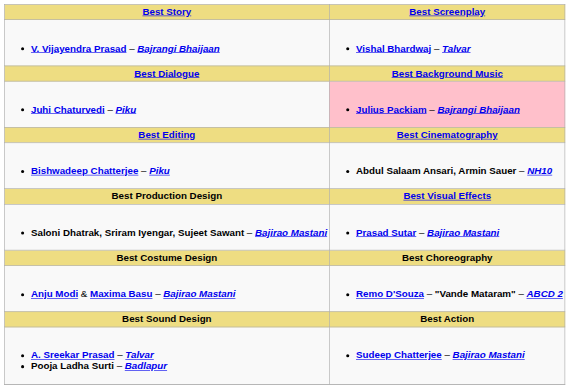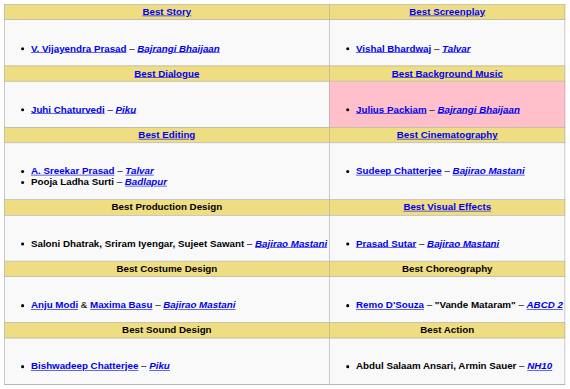rows swapped: (167, 361) <-> (167, 171)
